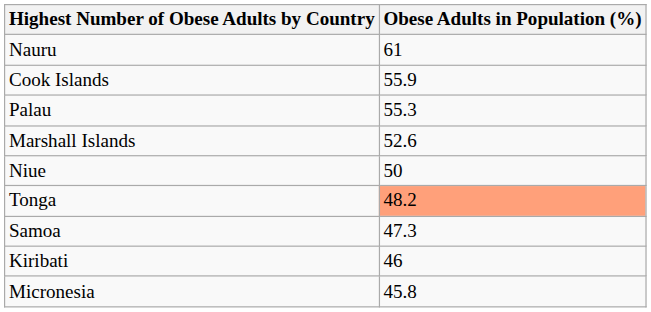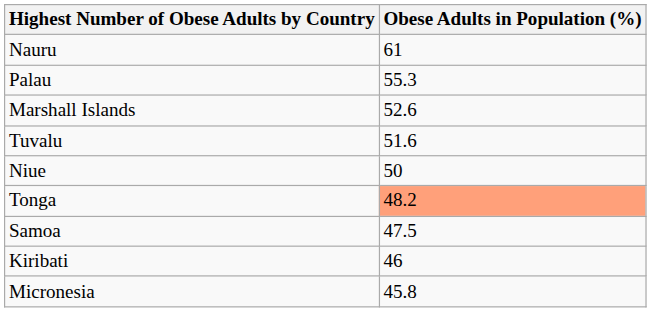- row: (59, 79)
+ row: (36, 140)
(400, 230) 47.3 -> (400, 230) 47.5
